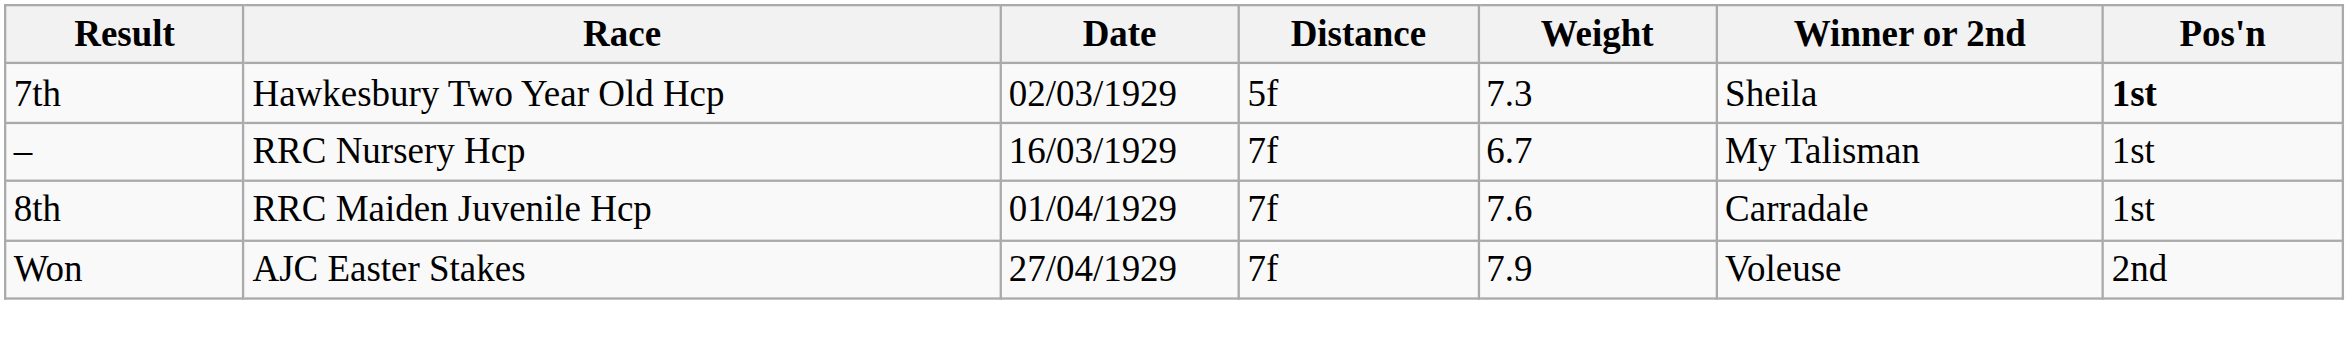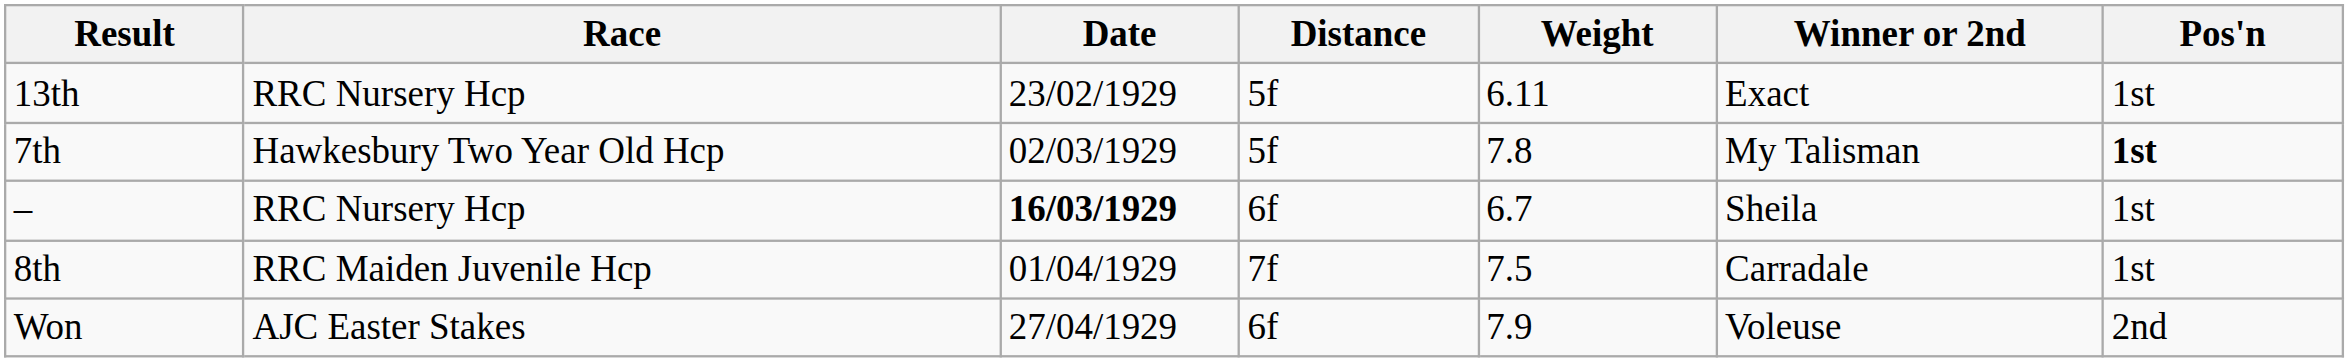+ row: (47, 92)
(1509, 92) 7.3 -> (1509, 151) 7.8
(1771, 92) Sheila -> (1823, 151) My Talisman
(1093, 151) normal -> (1093, 209) bold
(1263, 151) 7f -> (1263, 209) 6f
(1823, 151) My Talisman -> (1771, 209) Sheila
(1509, 209) 7.6 -> (1509, 268) 7.5
(1263, 268) 7f -> (1263, 326) 6f
